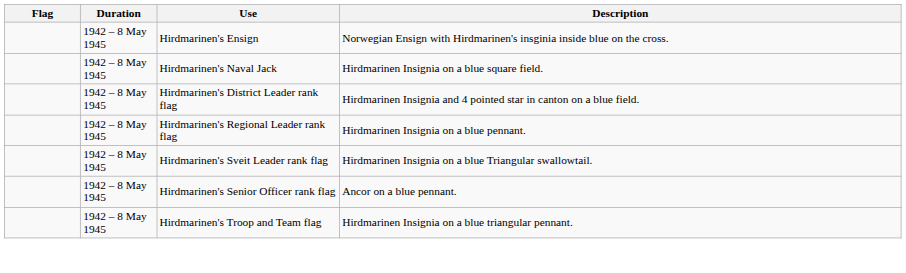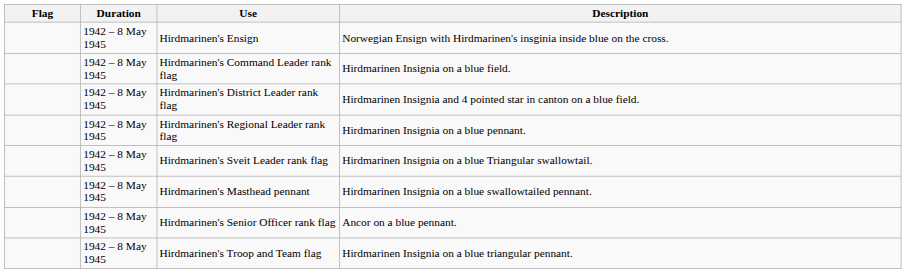- row: (218, 68)
+ row: (245, 68)
+ row: (235, 191)
